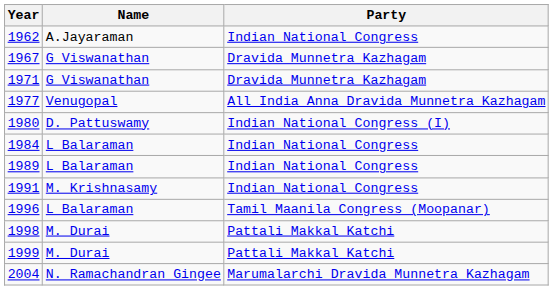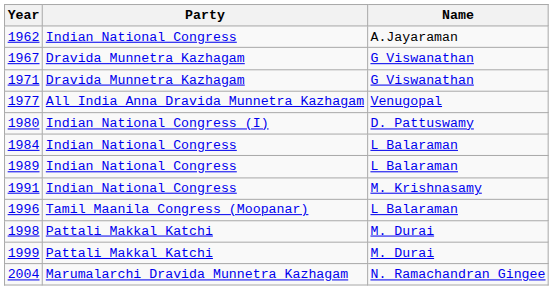columns swapped: (133, 15) <-> (386, 15)
